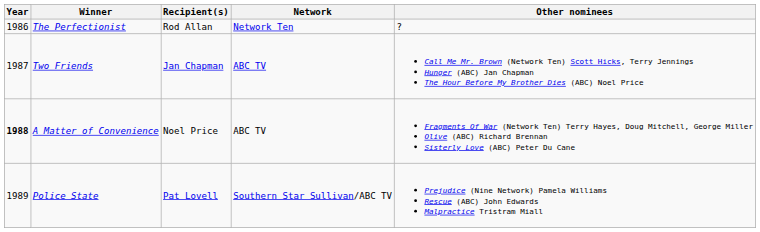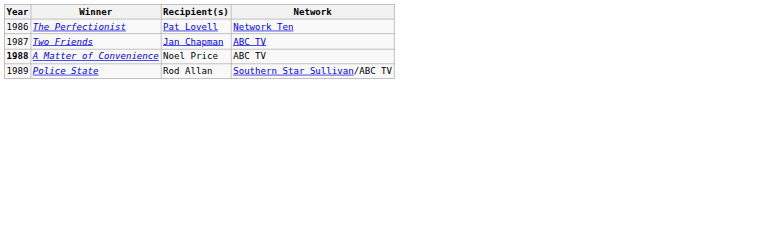- column: (575, 12)
(188, 27) Rod Allan -> (191, 27) Pat Lovell
(191, 195) Pat Lovell -> (188, 71) Rod Allan
